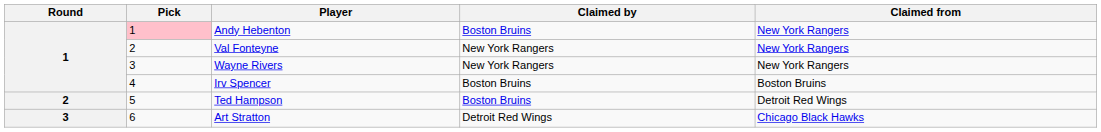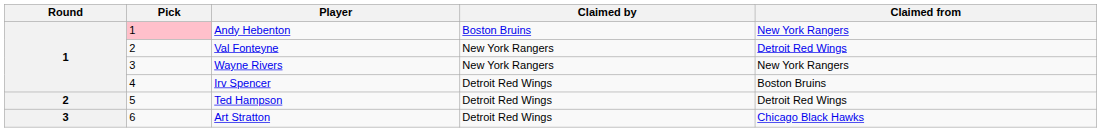(803, 48) New York Rangers -> (802, 48) Detroit Red Wings
(497, 83) Boston Bruins -> (507, 83) Detroit Red Wings
(497, 100) Boston Bruins -> (507, 100) Detroit Red Wings
